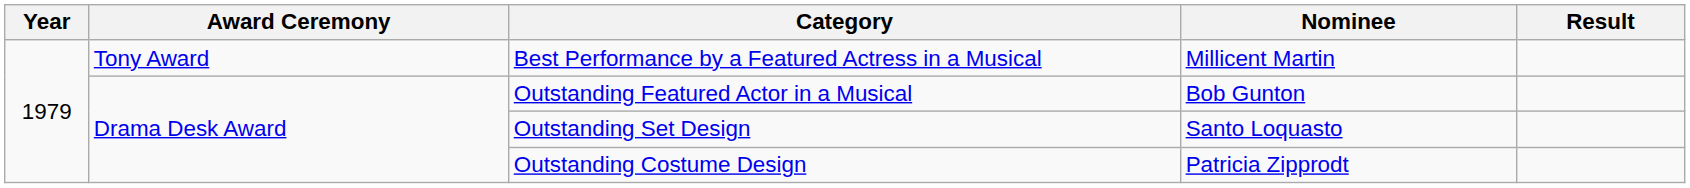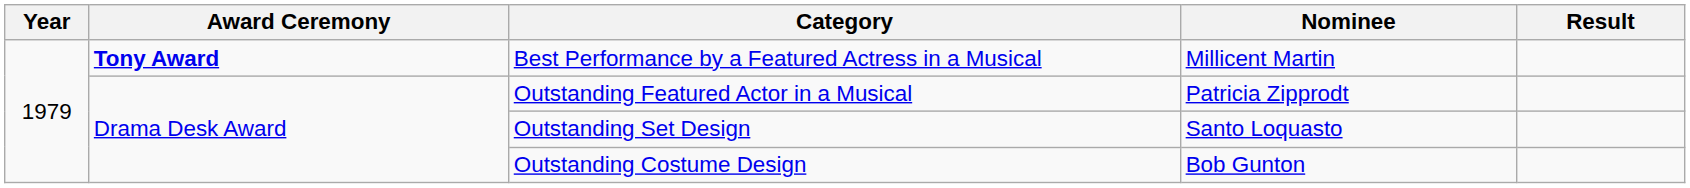(152, 57) normal -> (156, 57) bold
(1245, 93) Bob Gunton -> (1267, 93) Patricia Zipprodt
(1267, 164) Patricia Zipprodt -> (1245, 164) Bob Gunton
